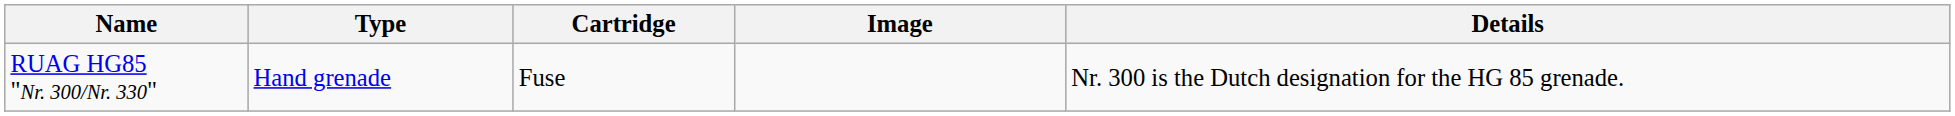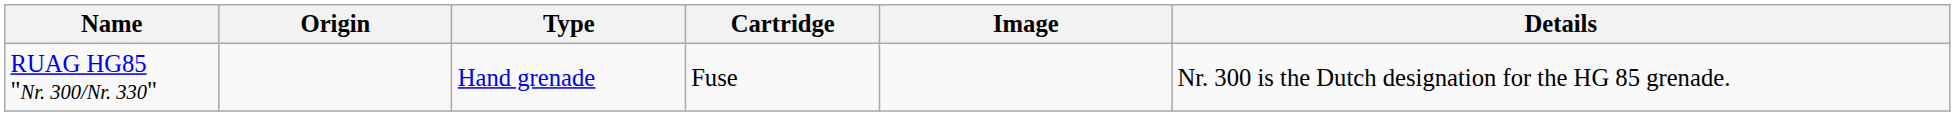+ column: (335, 24)
